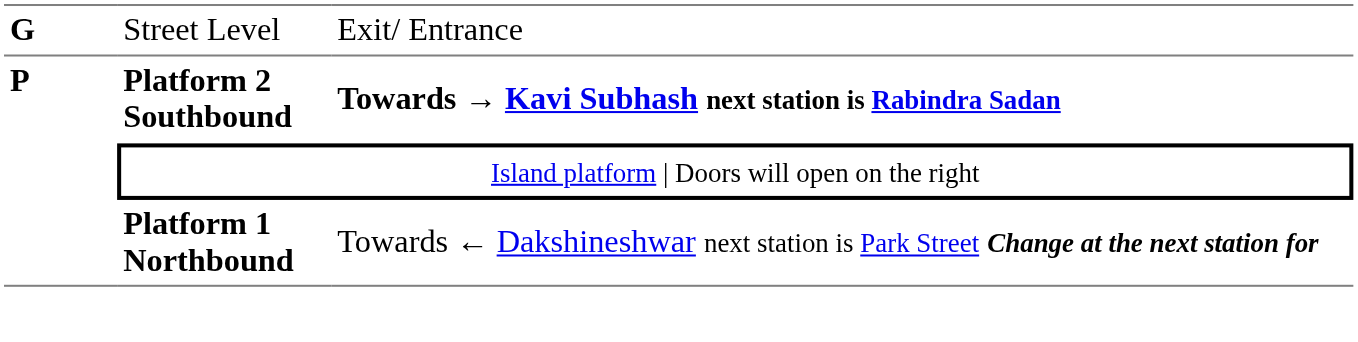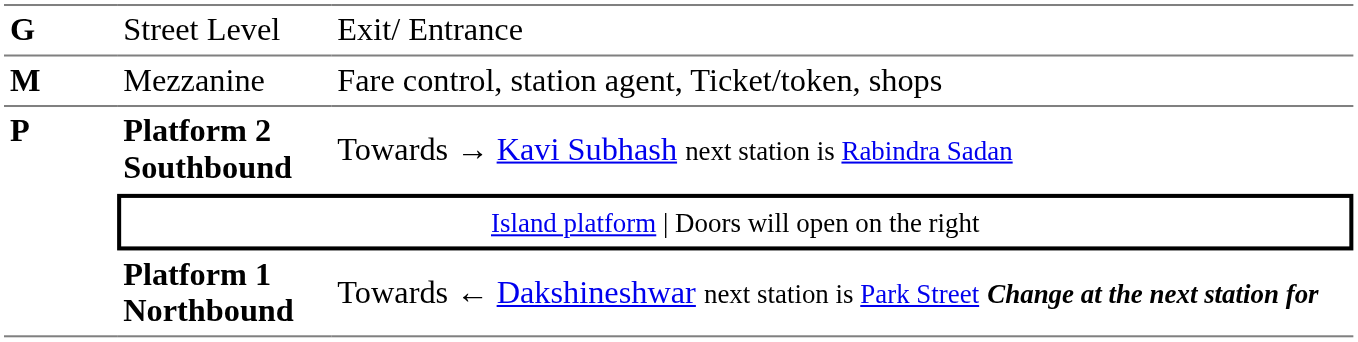+ row: (194, 80)
(699, 98) bold -> (675, 148) normal
